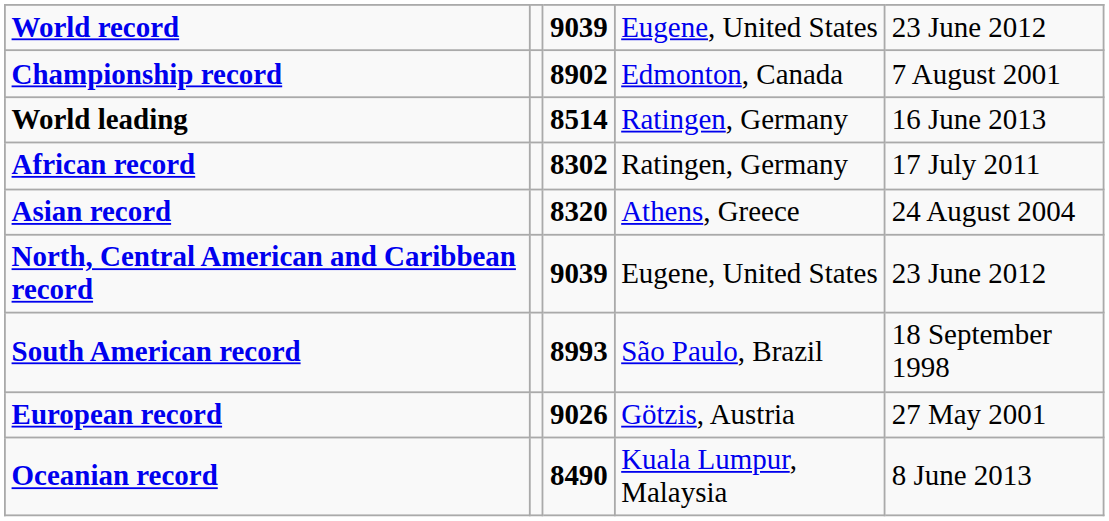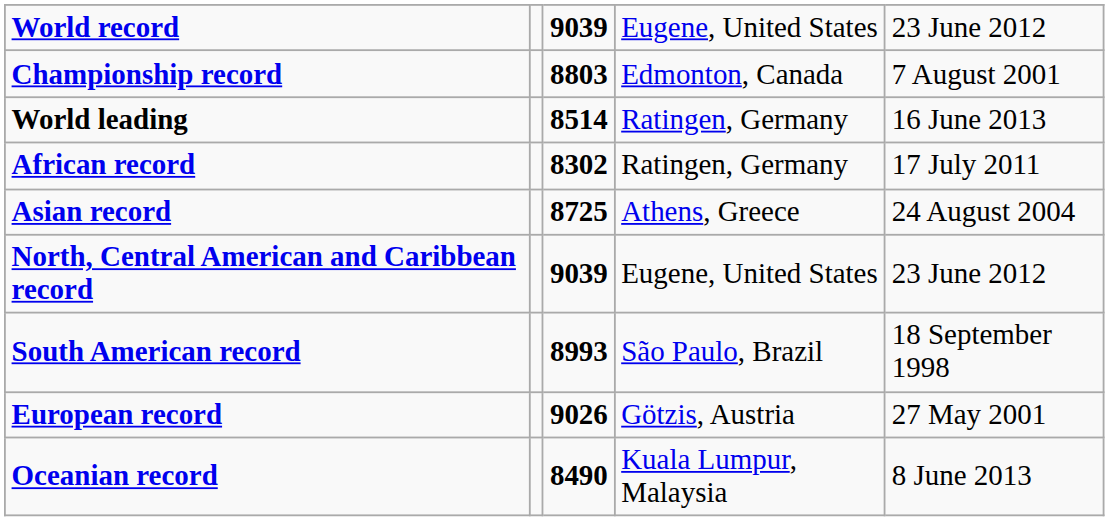(579, 73) 8902 -> (579, 73) 8803
(579, 211) 8320 -> (579, 211) 8725
